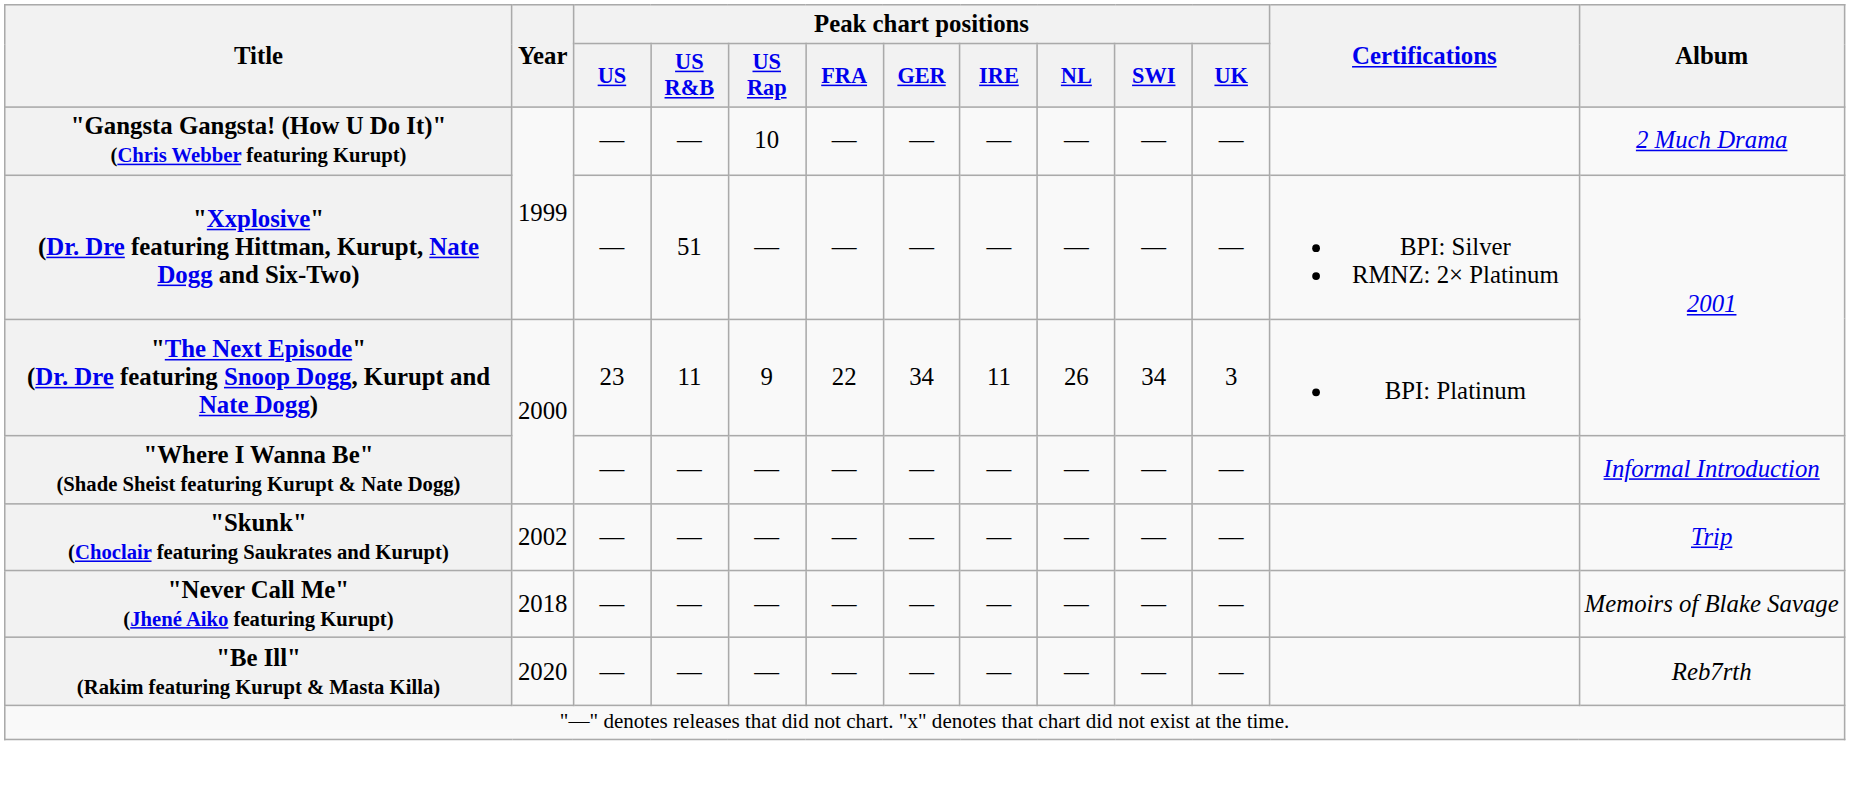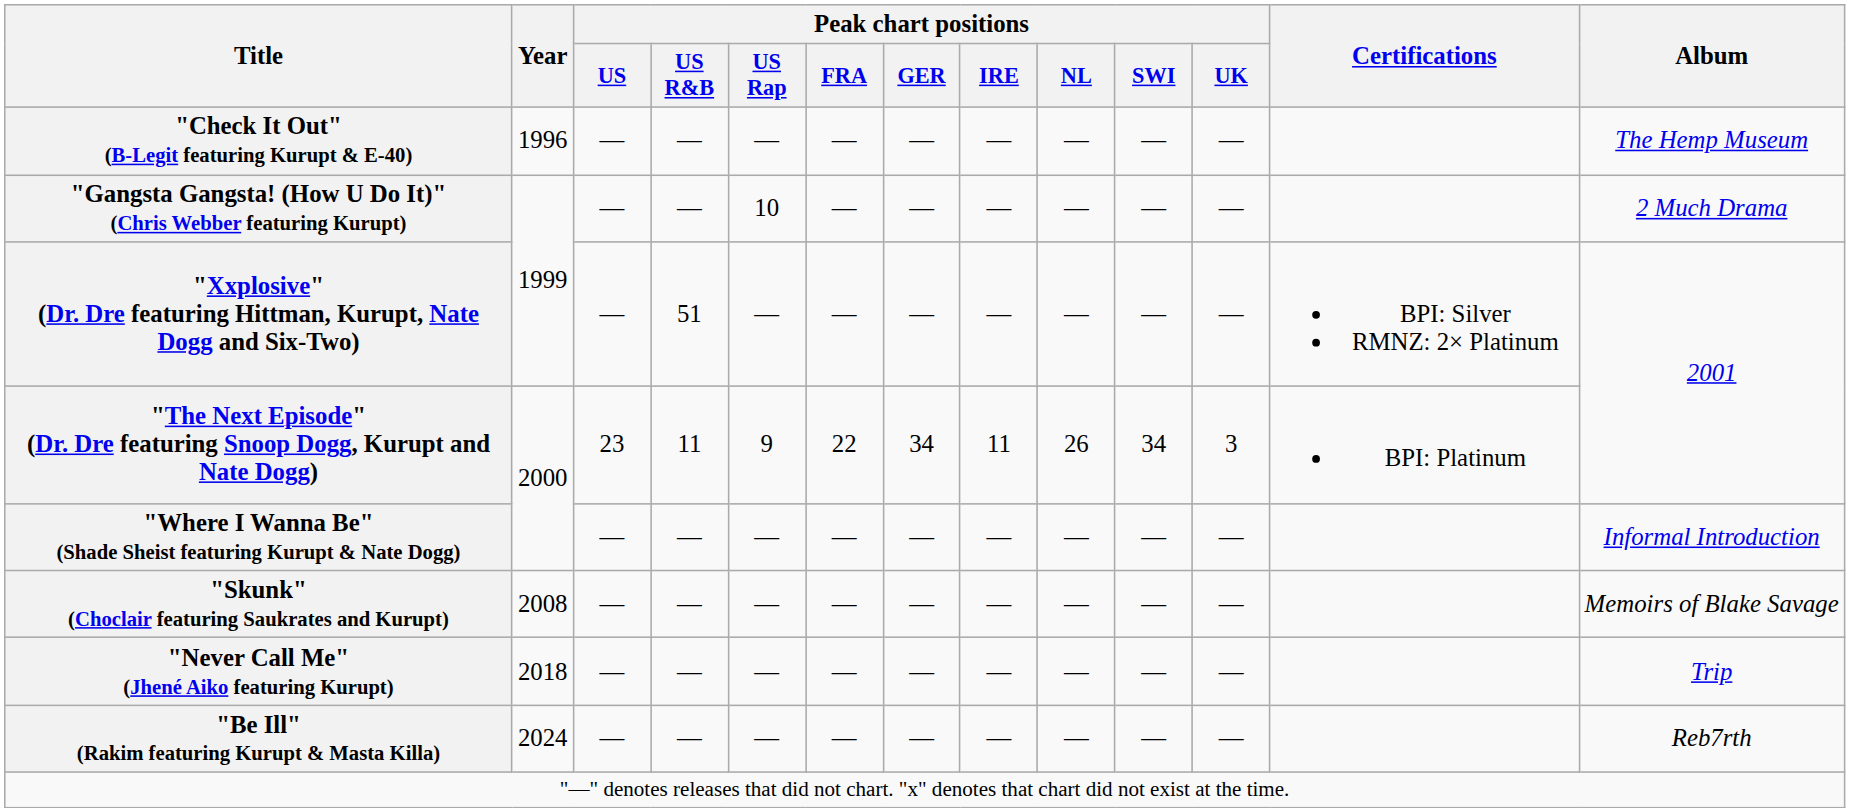+ row: (258, 140)
(543, 536) 2002 -> (543, 603) 2008
(1712, 536) Trip -> (1712, 603) Memoirs of Blake Savage
(1712, 603) Memoirs of Blake Savage -> (1712, 671) Trip
(543, 671) 2020 -> (543, 738) 2024
